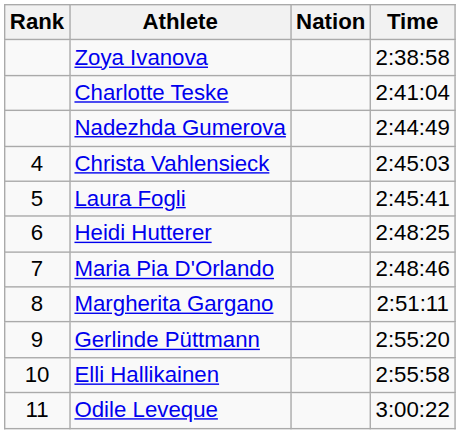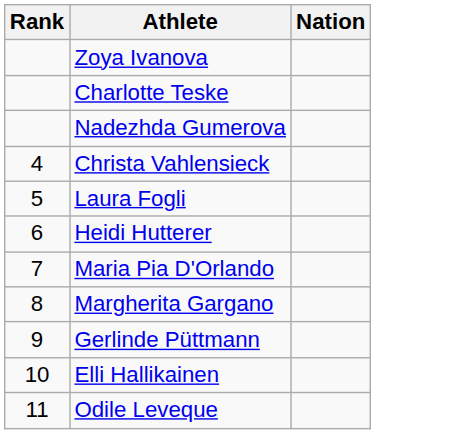- column: (413, 22)
